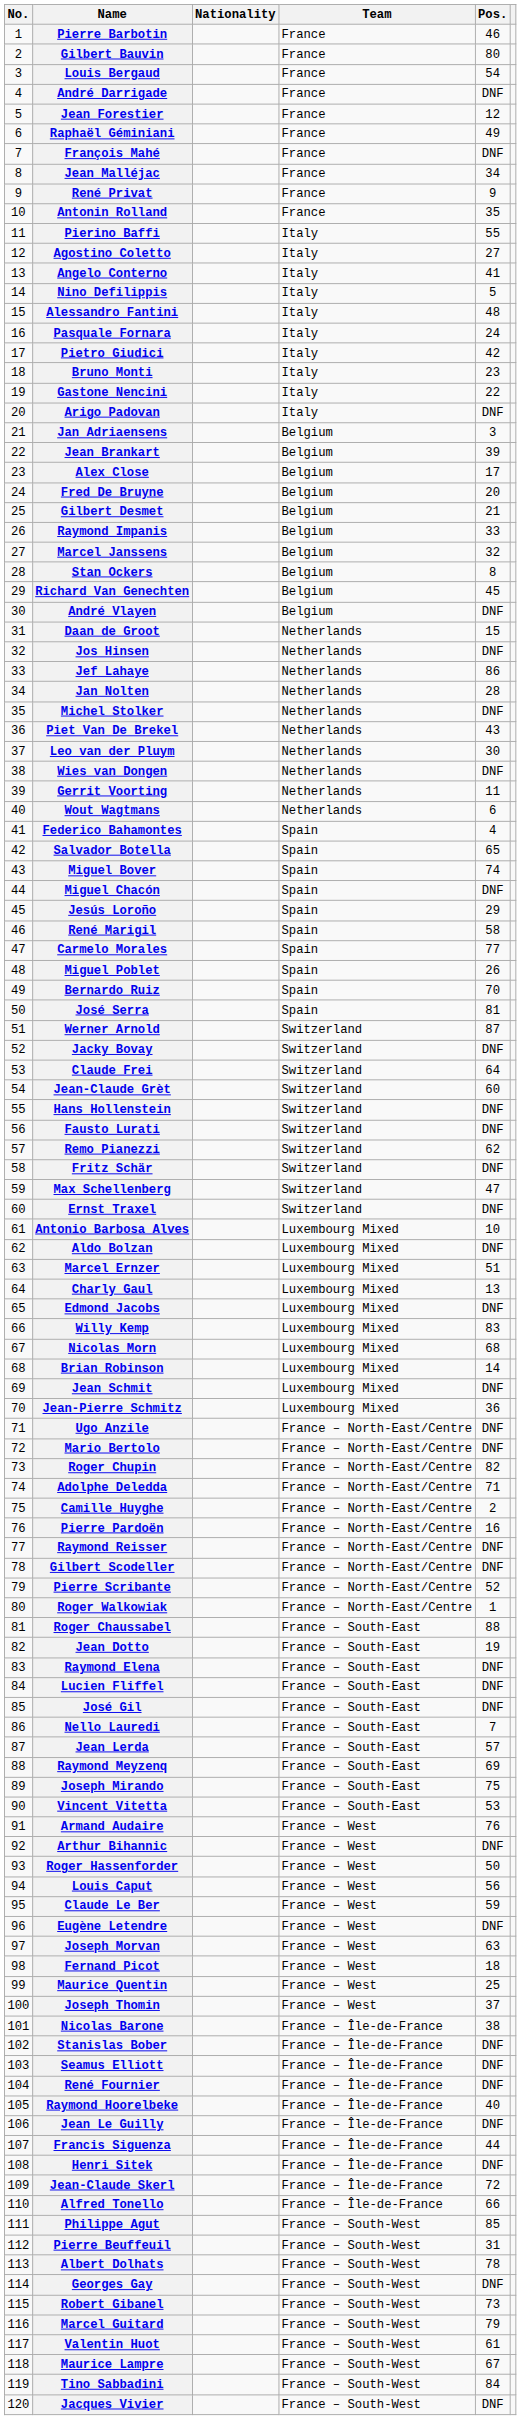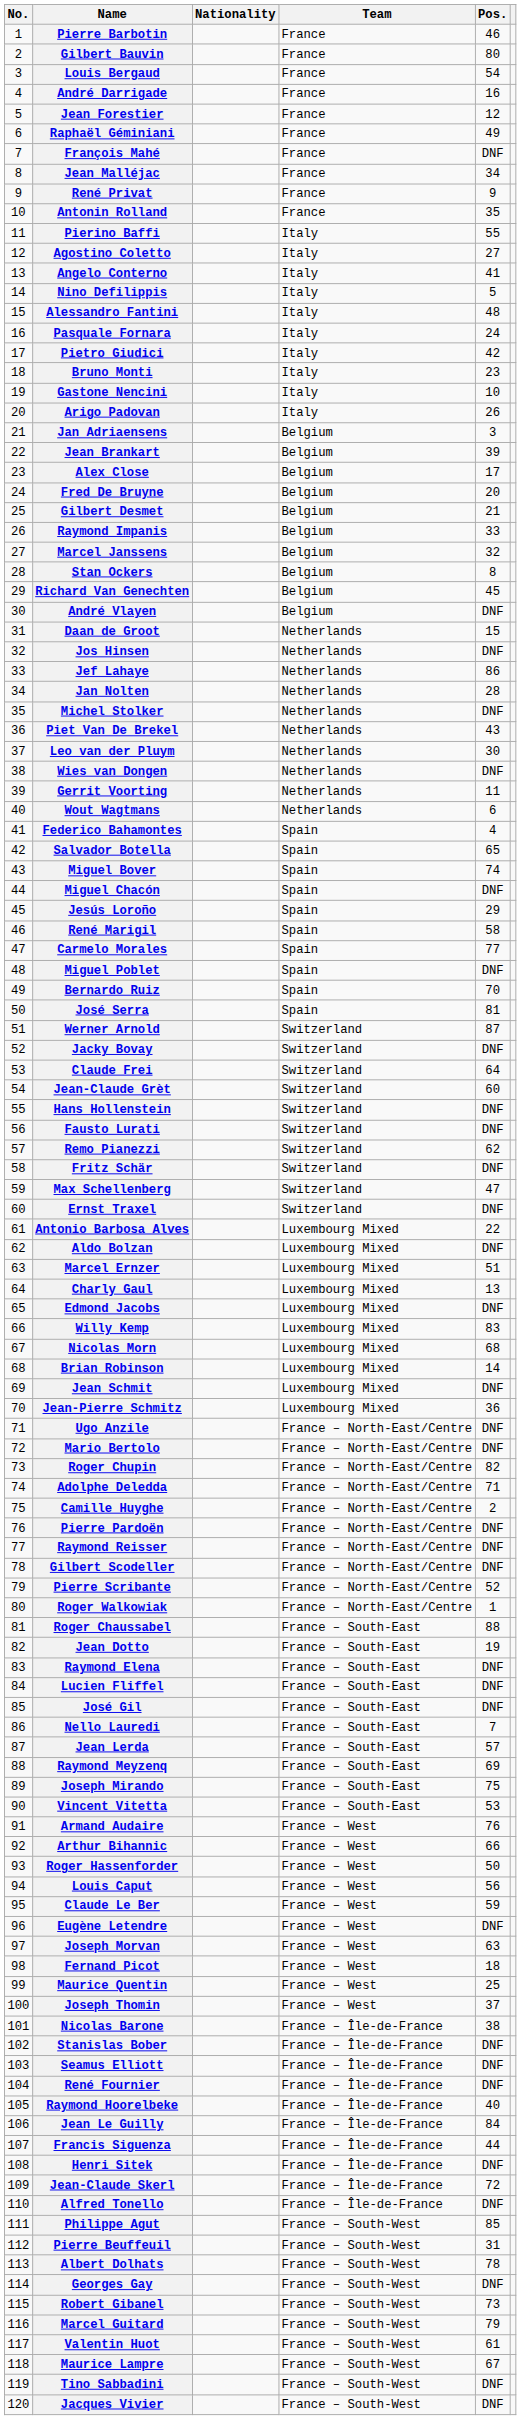(493, 94) DNF -> (493, 94) 16
(493, 393) 22 -> (493, 393) 10
(493, 413) DNF -> (493, 413) 26
(493, 970) 26 -> (493, 970) DNF
(493, 1229) 10 -> (493, 1229) 22
(493, 1528) 16 -> (493, 1528) DNF
(493, 1847) DNF -> (493, 1847) 66
(493, 2126) DNF -> (493, 2126) 84
(493, 2205) 66 -> (493, 2205) DNF
(493, 2384) 84 -> (493, 2384) DNF
